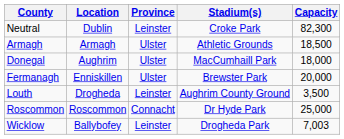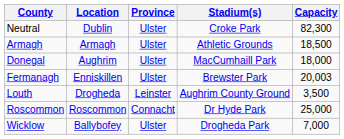(153, 28) Leinster -> (153, 28) Ulster
(316, 77) 20,000 -> (316, 77) 20,003
(153, 126) Leinster -> (153, 126) Ulster
(316, 126) 7,003 -> (316, 126) 7,000
